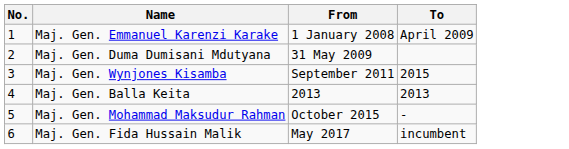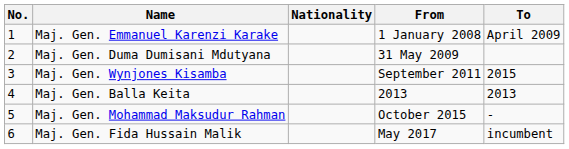+ column: (332, 14)
